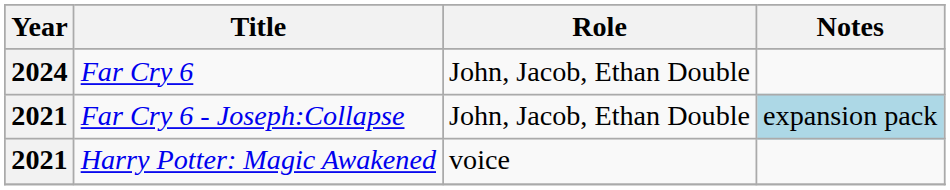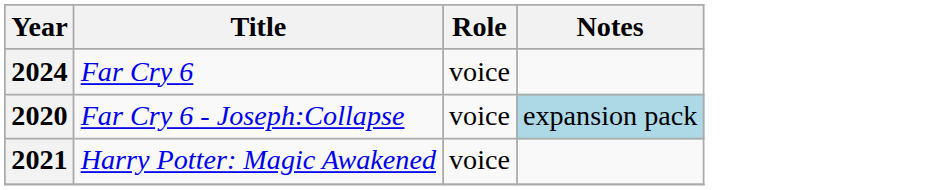(600, 71) John, Jacob, Ethan Double -> (479, 71) voice
(40, 116) 2021 -> (40, 116) 2020
(600, 116) John, Jacob, Ethan Double -> (479, 116) voice
